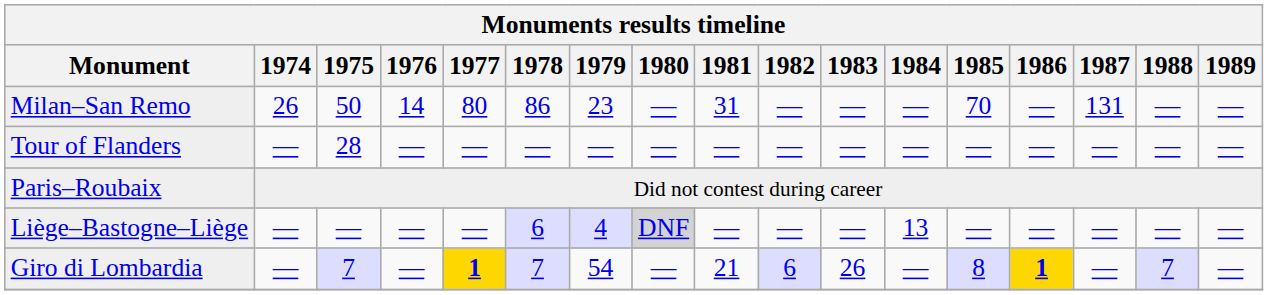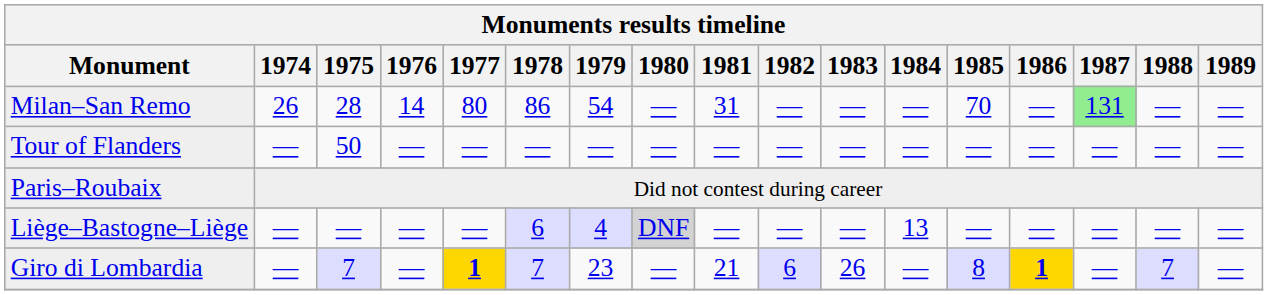(349, 106) 50 -> (349, 106) 28
(601, 106) 23 -> (601, 106) 54
(1105, 106) no background -> (1105, 106) lightgreen background
(349, 146) 28 -> (349, 146) 50
(601, 268) 54 -> (601, 268) 23
